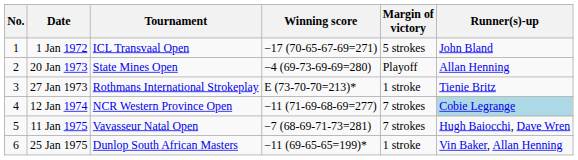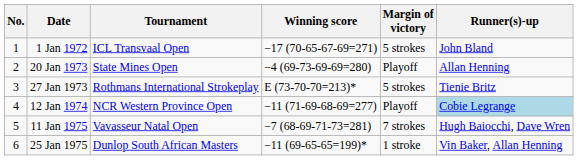(402, 87) 1 stroke -> (404, 87) 5 strokes
(404, 106) 7 strokes -> (400, 106) Playoff
